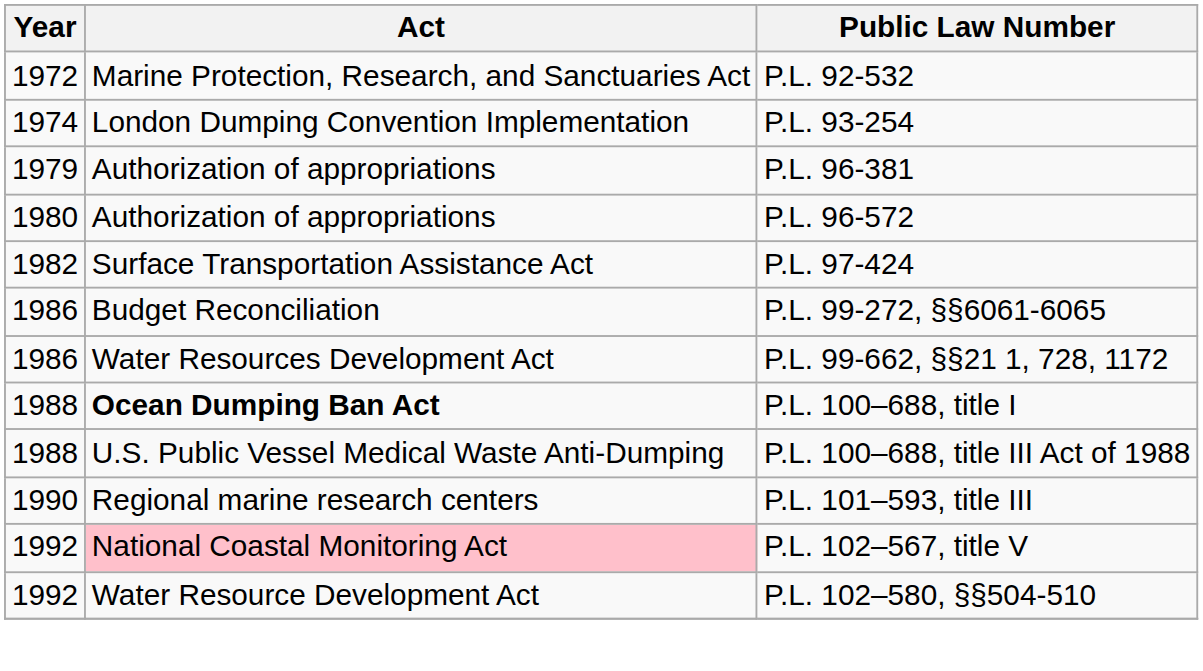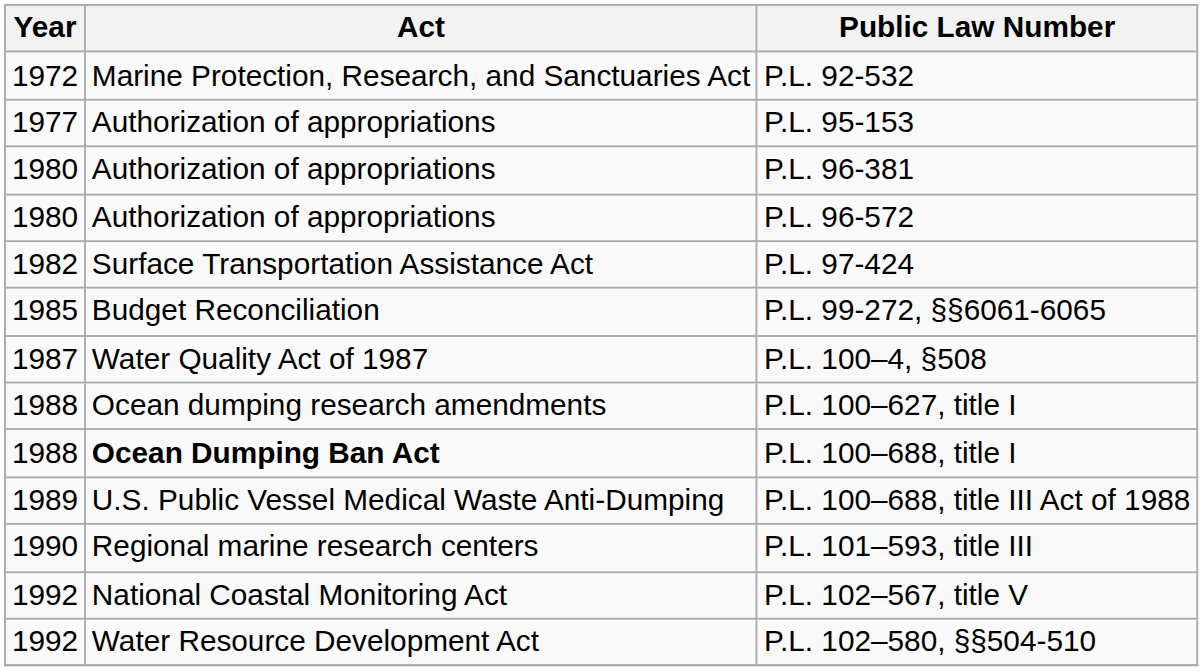- row: (839, 122)
+ row: (839, 122)
(45, 169) 1979 -> (45, 169) 1980
(45, 311) 1986 -> (45, 311) 1985
- row: (966, 358)
+ row: (875, 358)
+ row: (890, 405)
(45, 452) 1988 -> (45, 500) 1989
(299, 547) pink background -> (299, 594) no background
